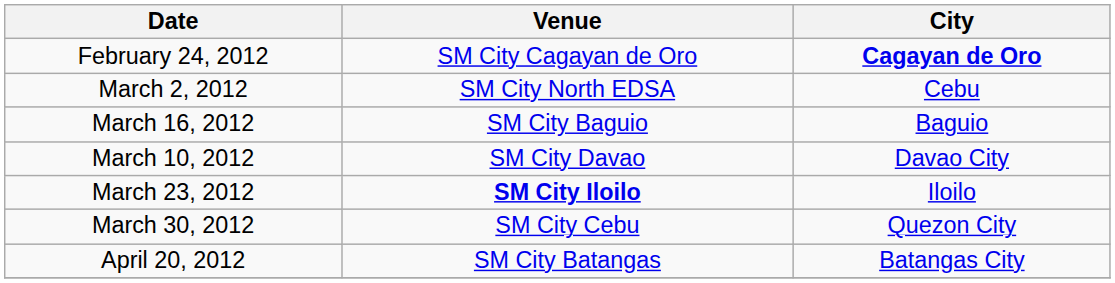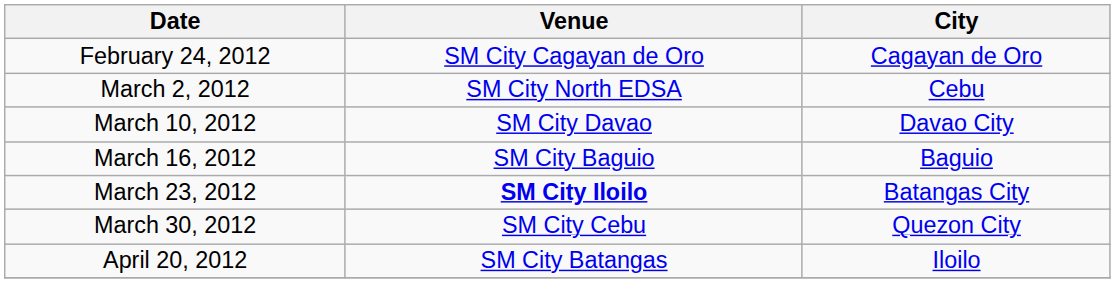(952, 55) bold -> (957, 55) normal
rows swapped: (173, 158) <-> (173, 123)
(952, 192) Iloilo -> (957, 192) Batangas City
(952, 260) Batangas City -> (957, 260) Iloilo
